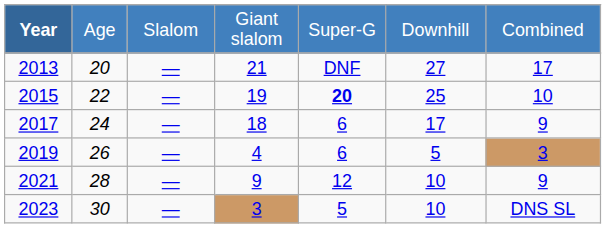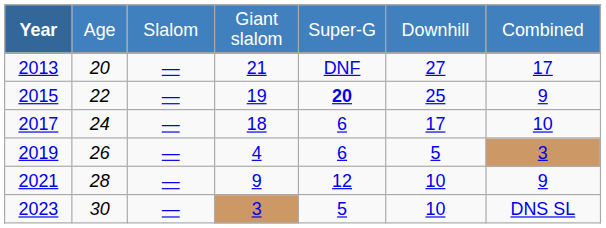(543, 96) 10 -> (543, 96) 9
(543, 124) 9 -> (543, 124) 10
